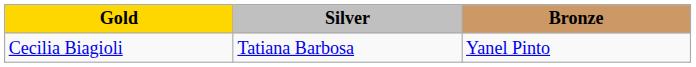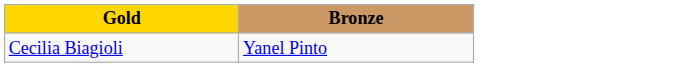- column: (348, 18)
